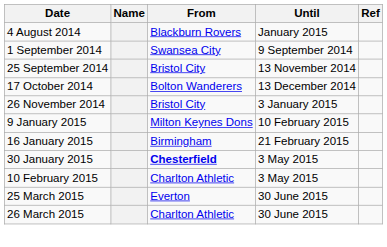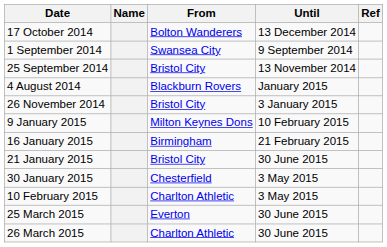rows swapped: (44, 31) <-> (50, 86)
+ row: (50, 159)
(183, 159) bold -> (181, 178) normal
